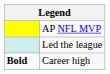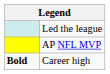rows swapped: (72, 28) <-> (72, 45)
